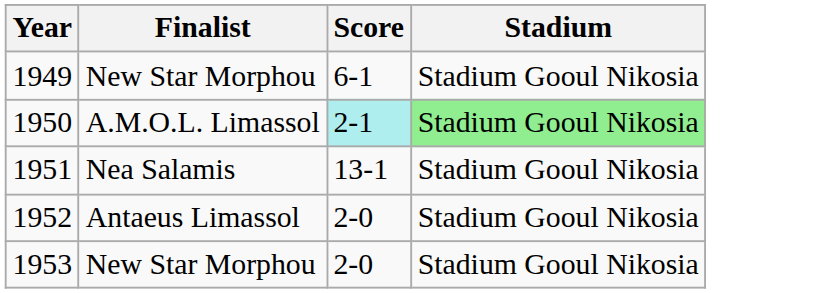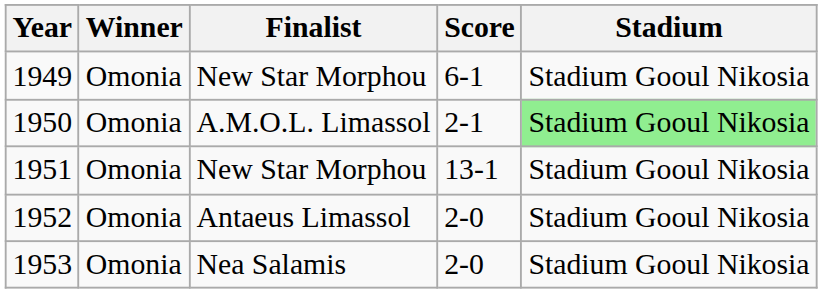+ column: (134, 28)
(353, 122) paleturquoise background -> (464, 122) no background
(161, 169) Nea Salamis -> (311, 169) New Star Morphou
(201, 264) New Star Morphou -> (271, 264) Nea Salamis
